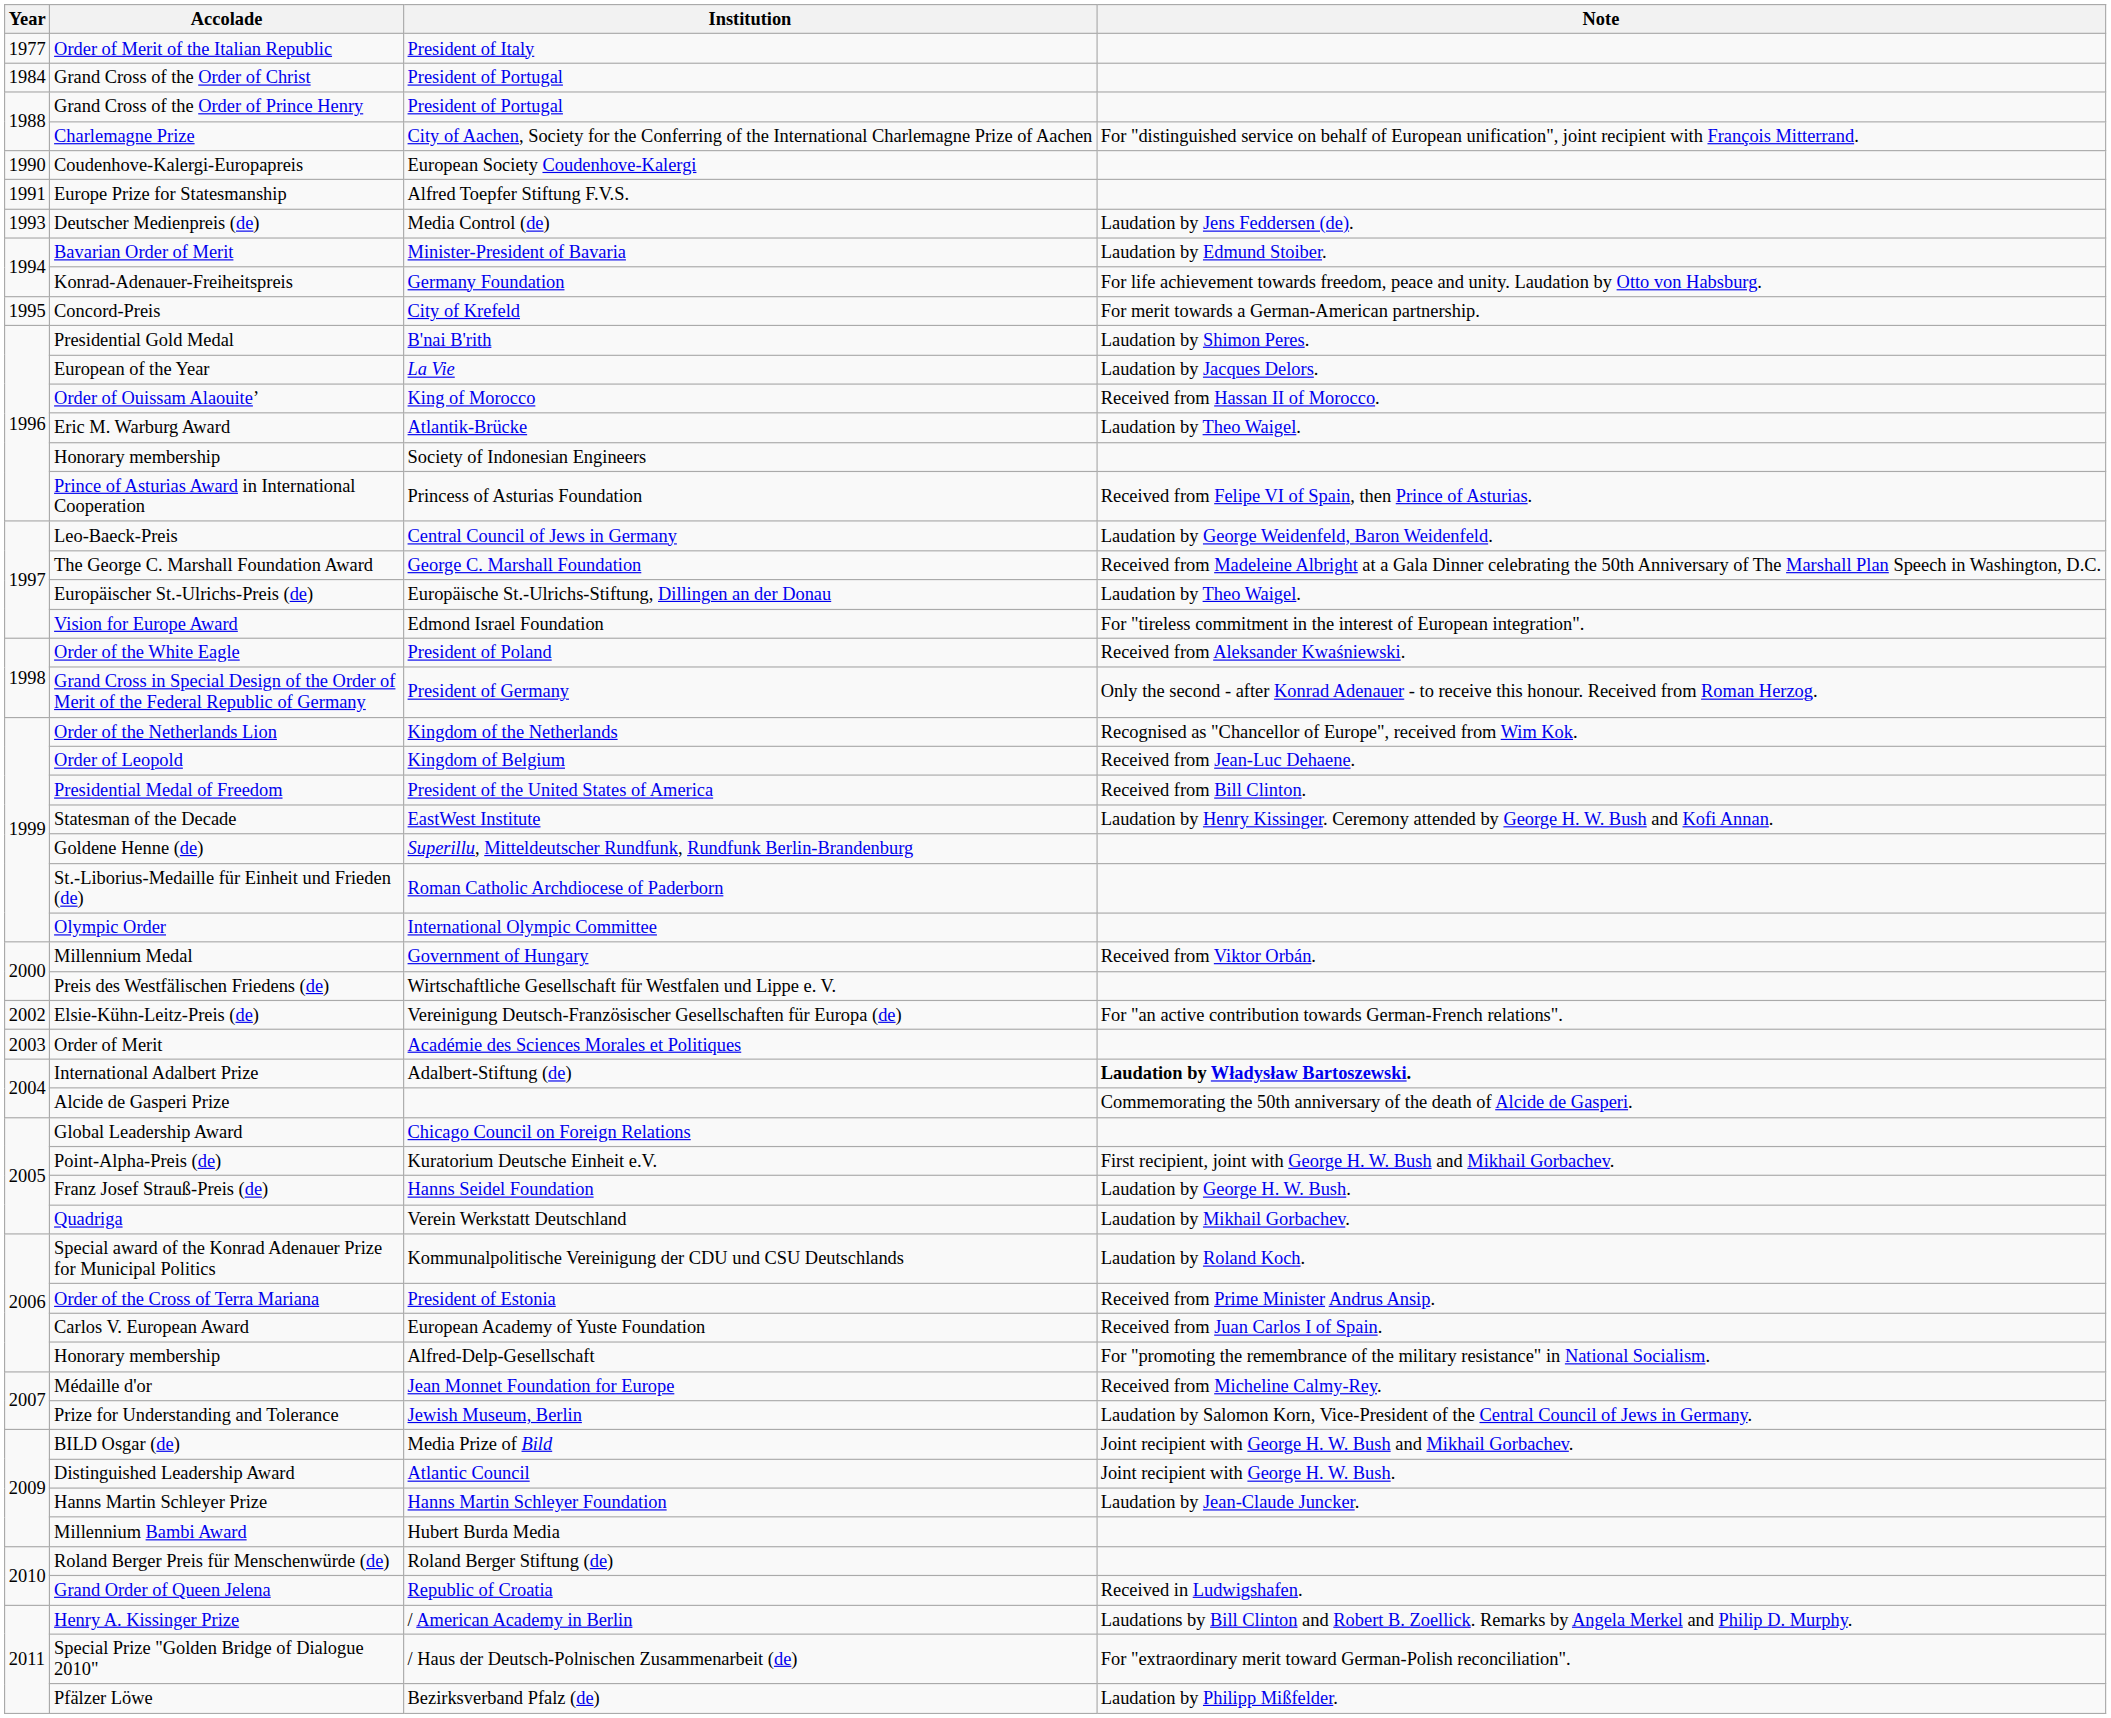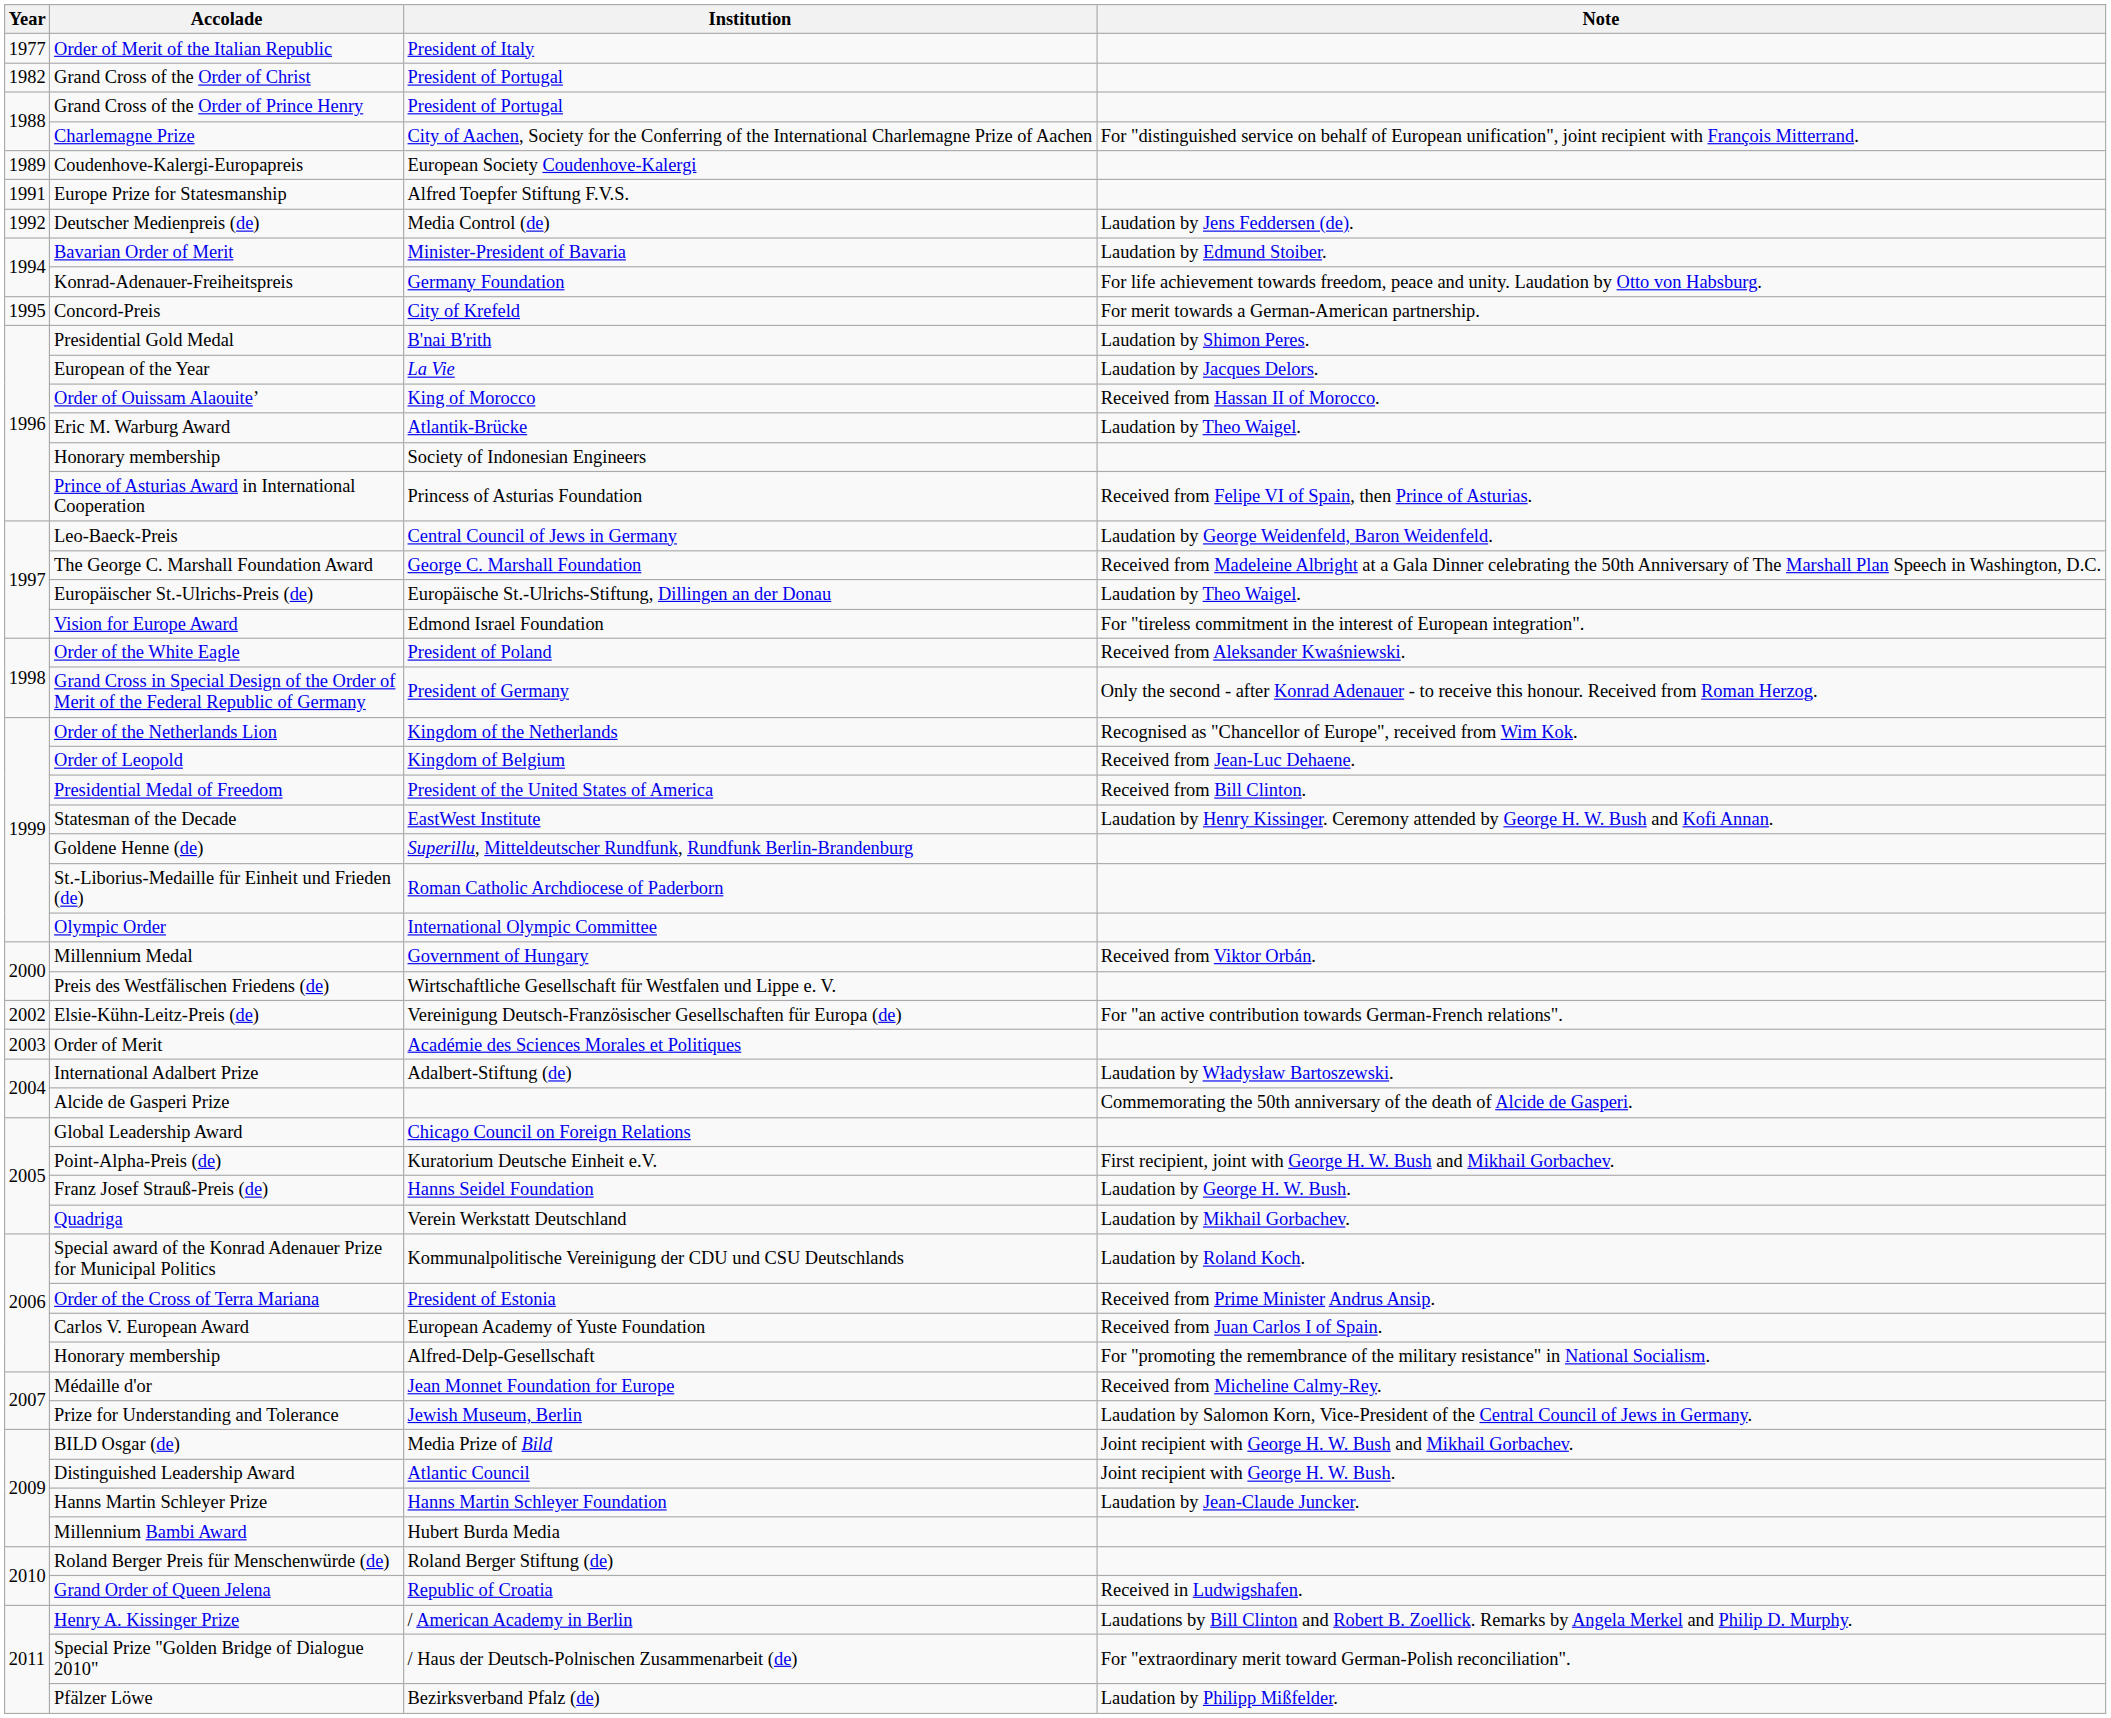(27, 77) 1984 -> (27, 77) 1982
(27, 164) 1990 -> (27, 164) 1989
(27, 223) 1993 -> (27, 223) 1992
(1256, 1073) bold -> (1247, 1073) normal
